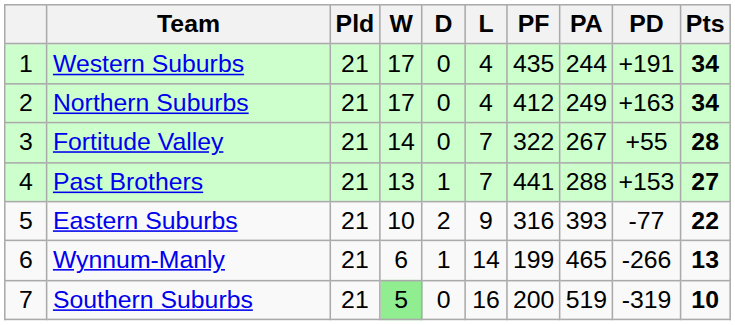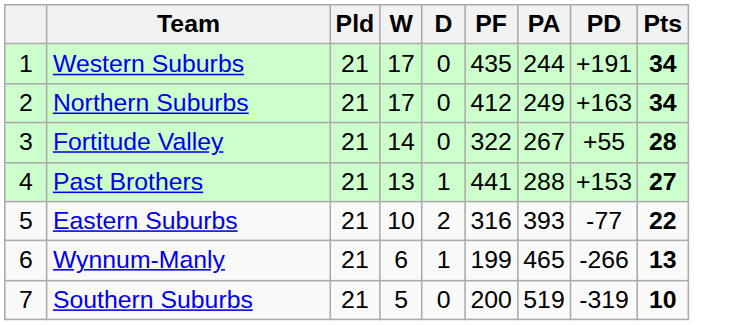- column: (486, 24)
(401, 299) lightgreen background -> (401, 299) no background
